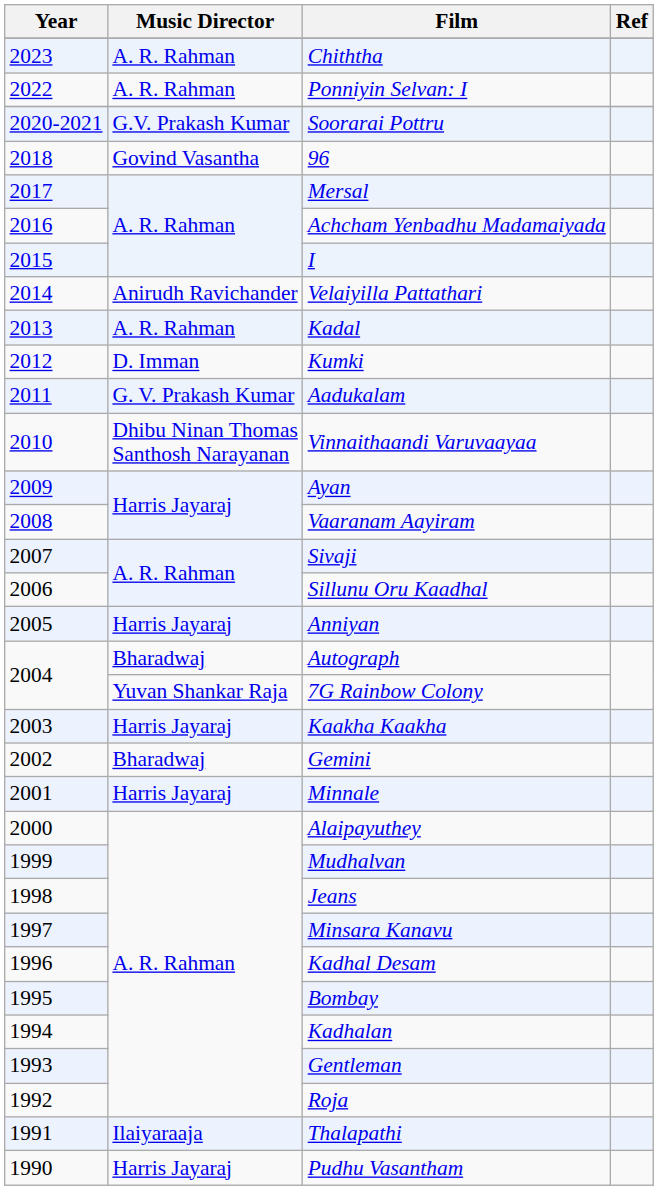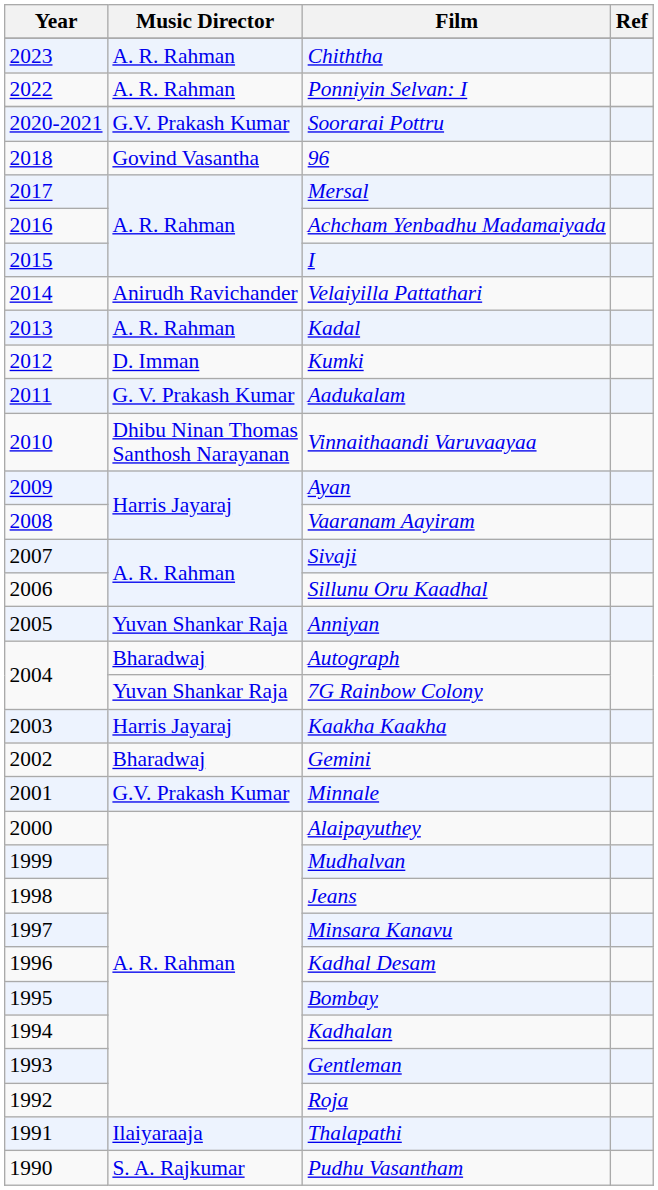(172, 623) Harris Jayaraj -> (200, 623) Yuvan Shankar Raja
(172, 793) Harris Jayaraj -> (201, 793) G.V. Prakash Kumar
(172, 1167) Harris Jayaraj -> (179, 1167) S. A. Rajkumar
